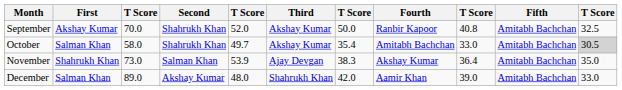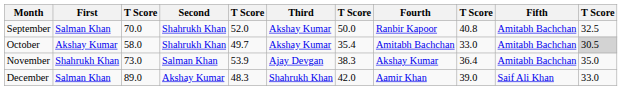(86, 28) Akshay Kumar -> (83, 28) Salman Khan
(83, 45) Salman Khan -> (86, 45) Akshay Kumar
(240, 77) 48.0 -> (240, 77) 48.3
(537, 77) Amitabh Bachchan -> (526, 77) Saif Ali Khan
